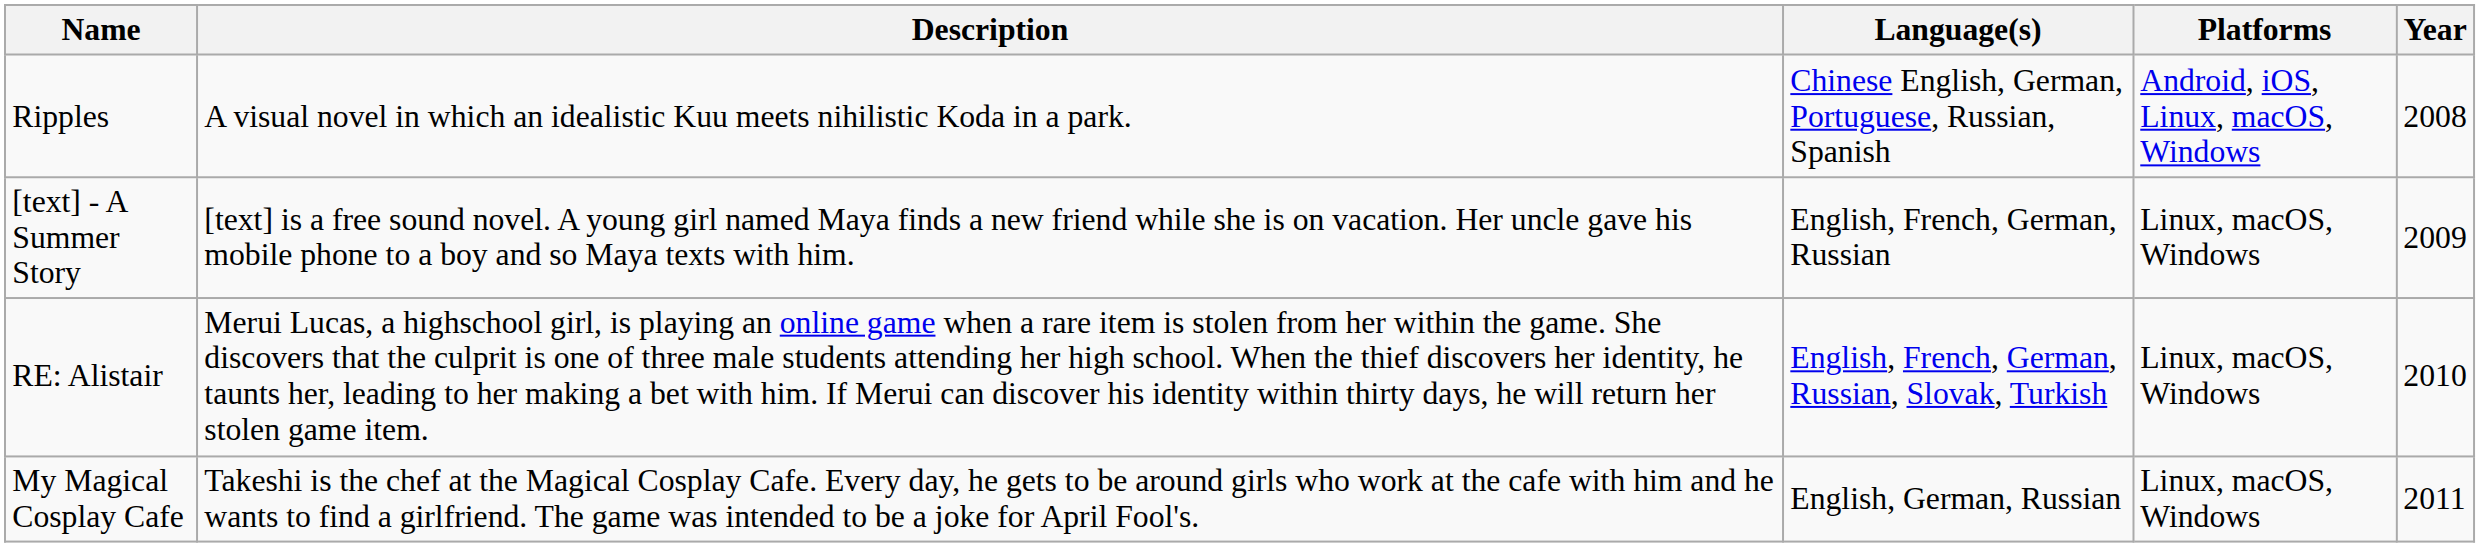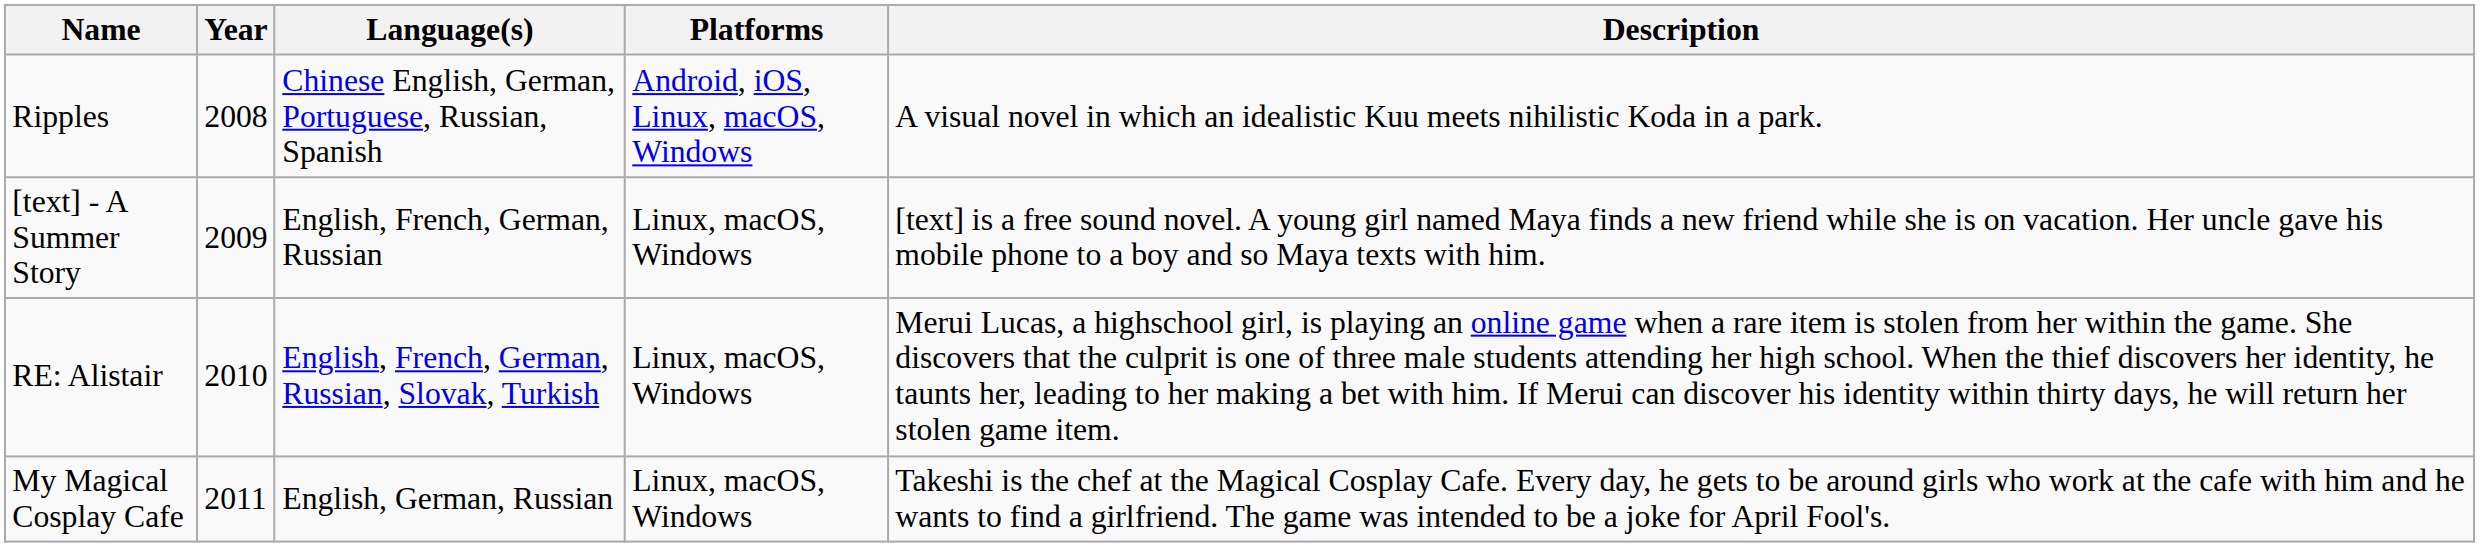columns swapped: (2435, 29) <-> (990, 29)
